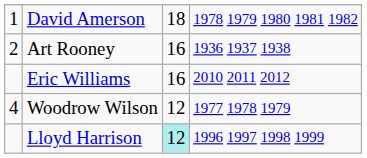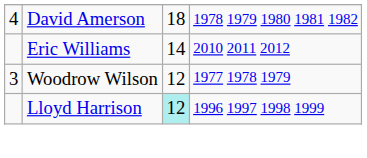(14, 19) 1 -> (14, 19) 4
- row: (71, 49)
(176, 78) 16 -> (176, 49) 14
(14, 108) 4 -> (14, 78) 3
